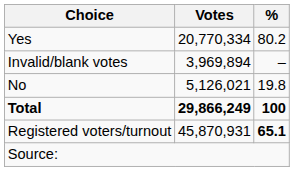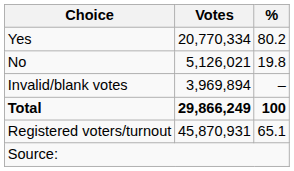rows swapped: (17, 85) <-> (68, 62)
(272, 131) bold -> (272, 131) normal
